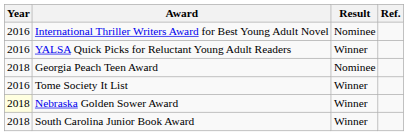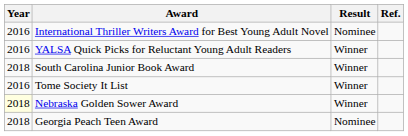rows swapped: (115, 121) <-> (96, 67)
